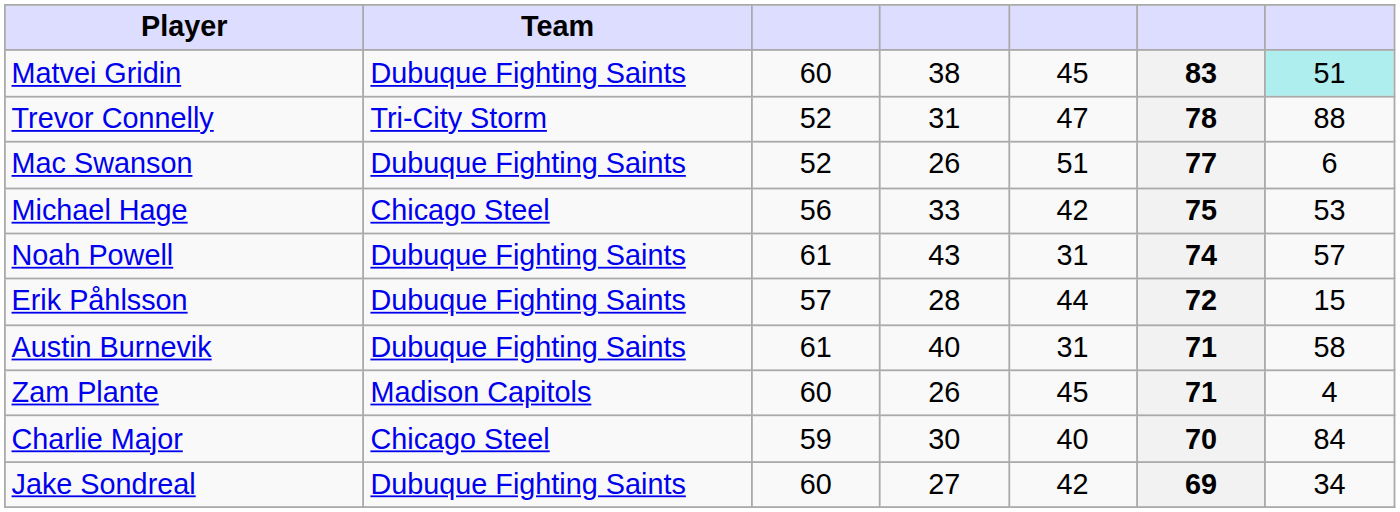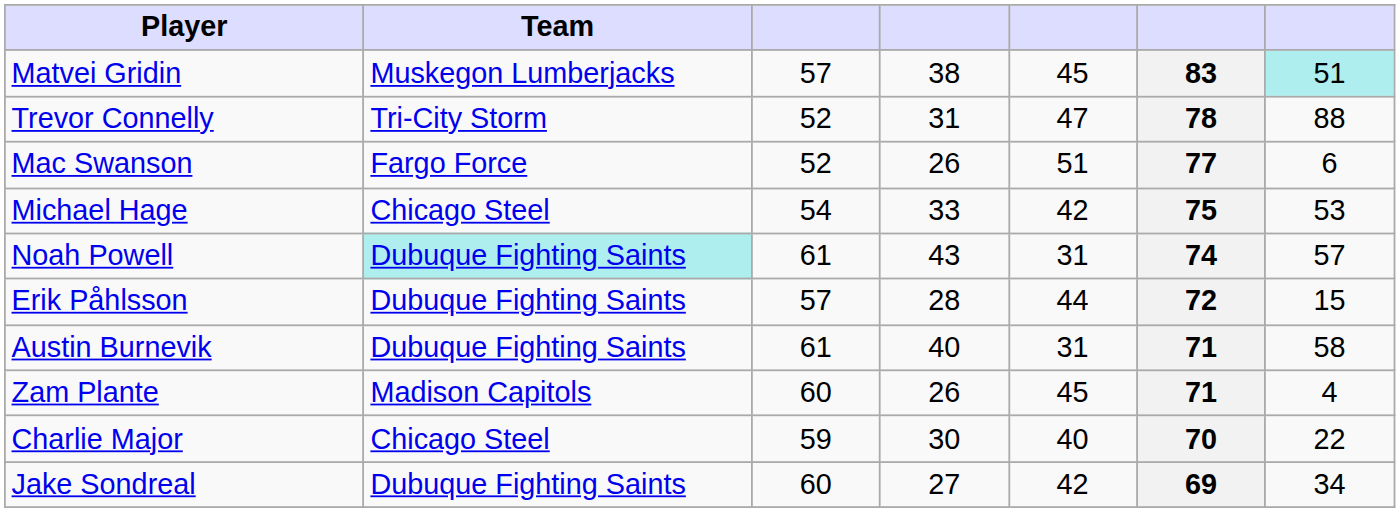(528, 73) Dubuque Fighting Saints -> (522, 73) Muskegon Lumberjacks
(816, 73) 60 -> (816, 73) 57
(528, 164) Dubuque Fighting Saints -> (449, 164) Fargo Force
(816, 210) 56 -> (816, 210) 54
(528, 255) no background -> (528, 255) paleturquoise background
(1330, 438) 84 -> (1330, 438) 22
